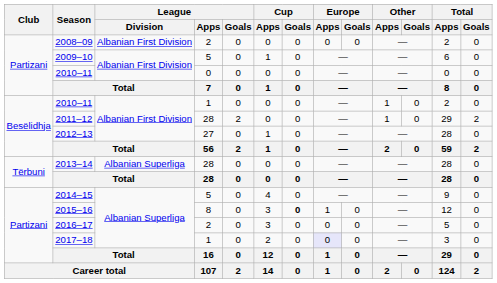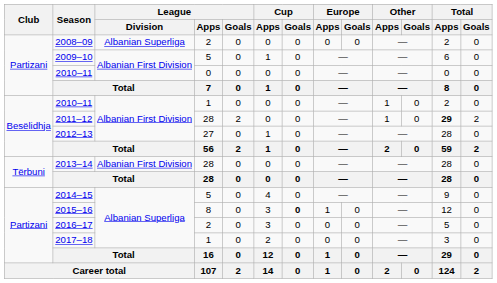(145, 42) Albanian First Division -> (145, 42) Albanian Superliga
(447, 118) normal -> (447, 118) bold
(145, 164) Albanian Superliga -> (145, 164) Albanian First Division
(327, 240) lavender background -> (327, 240) no background
